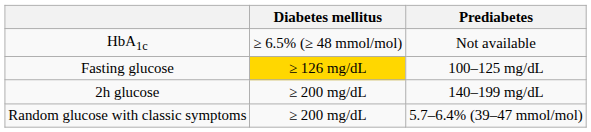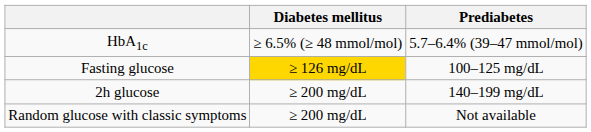(496, 42) Not available -> (496, 42) 5.7–6.4% (39–47 mmol/mol)
(496, 115) 5.7–6.4% (39–47 mmol/mol) -> (496, 115) Not available
